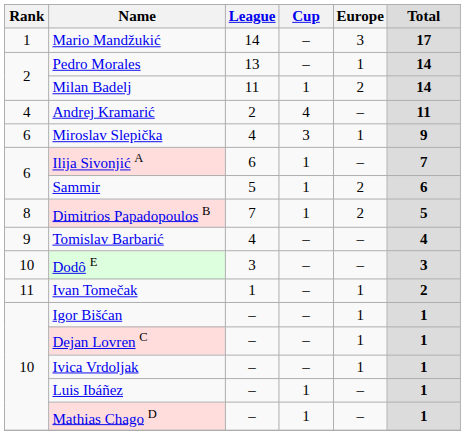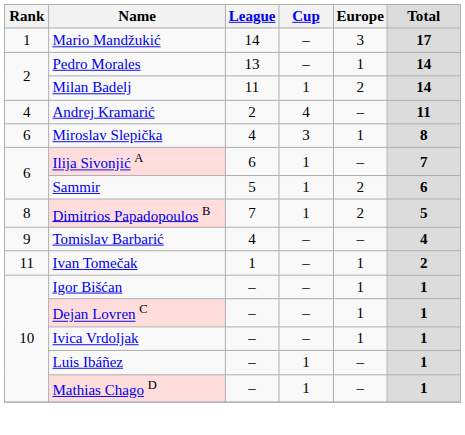(424, 135) 9 -> (424, 135) 8
- row: (75, 265)
